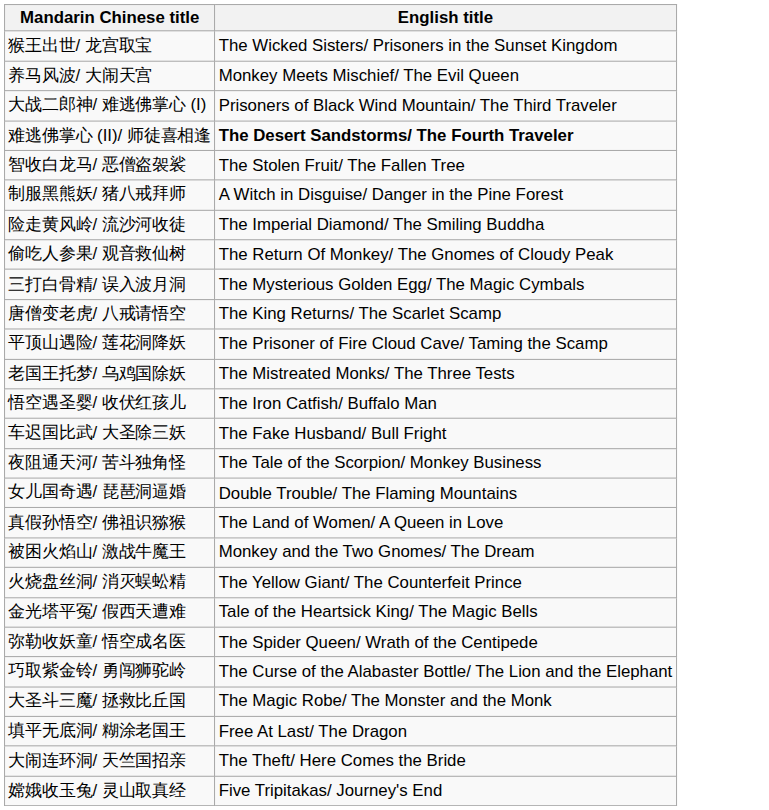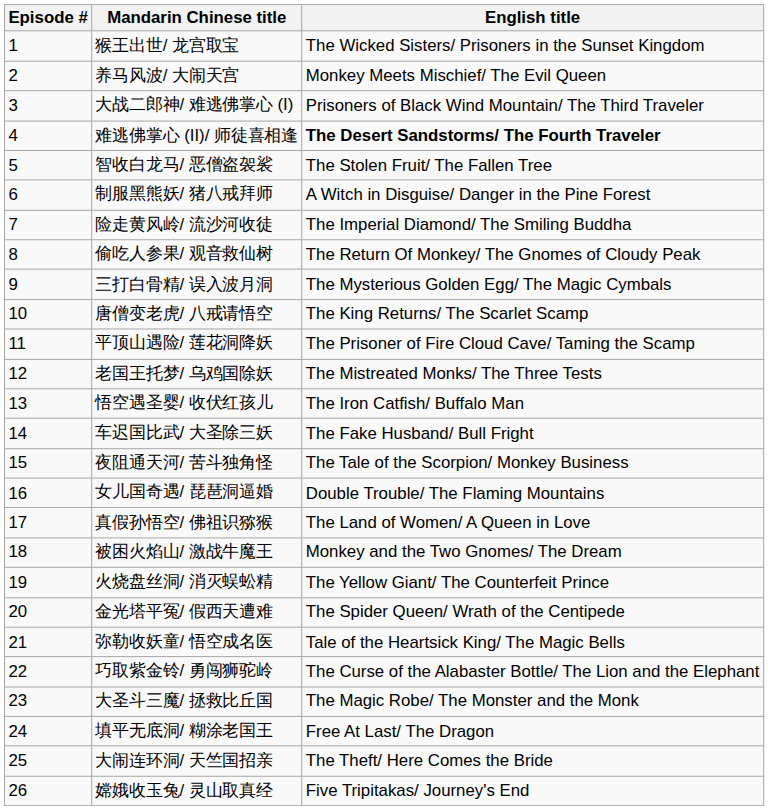+ column: (48, 17)
(378, 612) Tale of the Heartsick King/ The Magic Bells -> (465, 612) The Spider Queen/ Wrath of the Centipede
(378, 641) The Spider Queen/ Wrath of the Centipede -> (465, 641) Tale of the Heartsick King/ The Magic Bells
